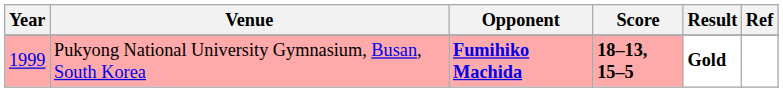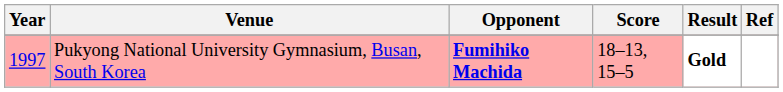(27, 60) 1999 -> (27, 60) 1997
(622, 60) bold -> (622, 60) normal
